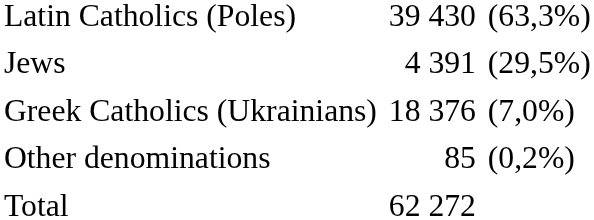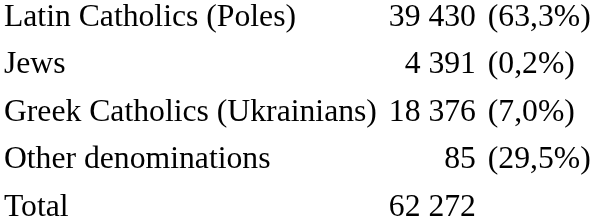(539, 62) (29,5%) -> (531, 62) (0,2%)
(531, 157) (0,2%) -> (539, 157) (29,5%)
